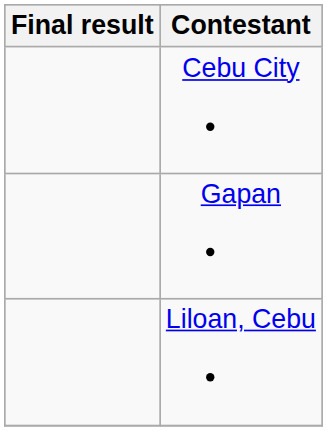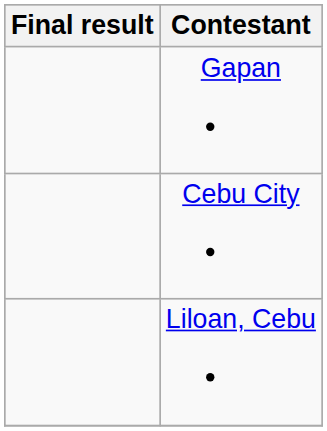rows swapped: (241, 97) <-> (241, 223)
